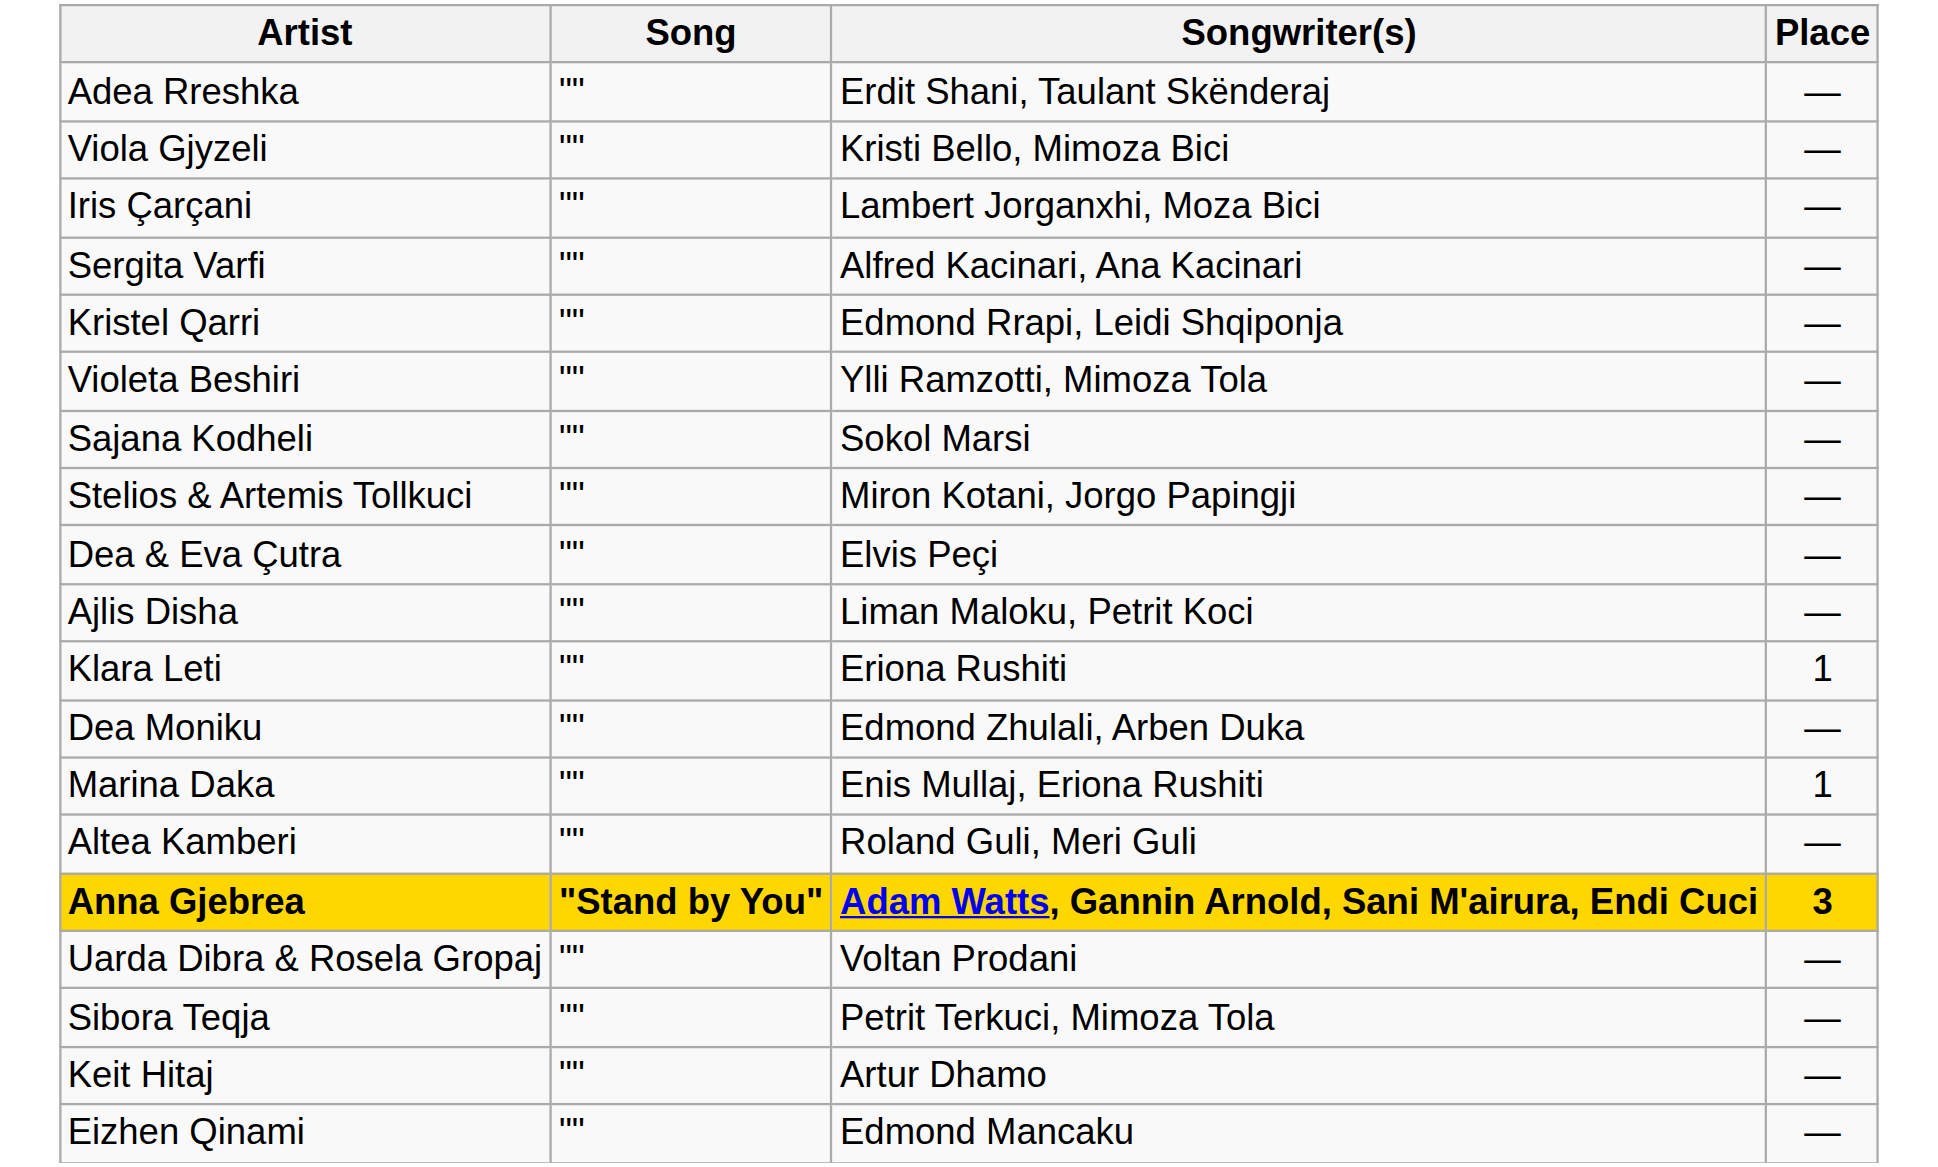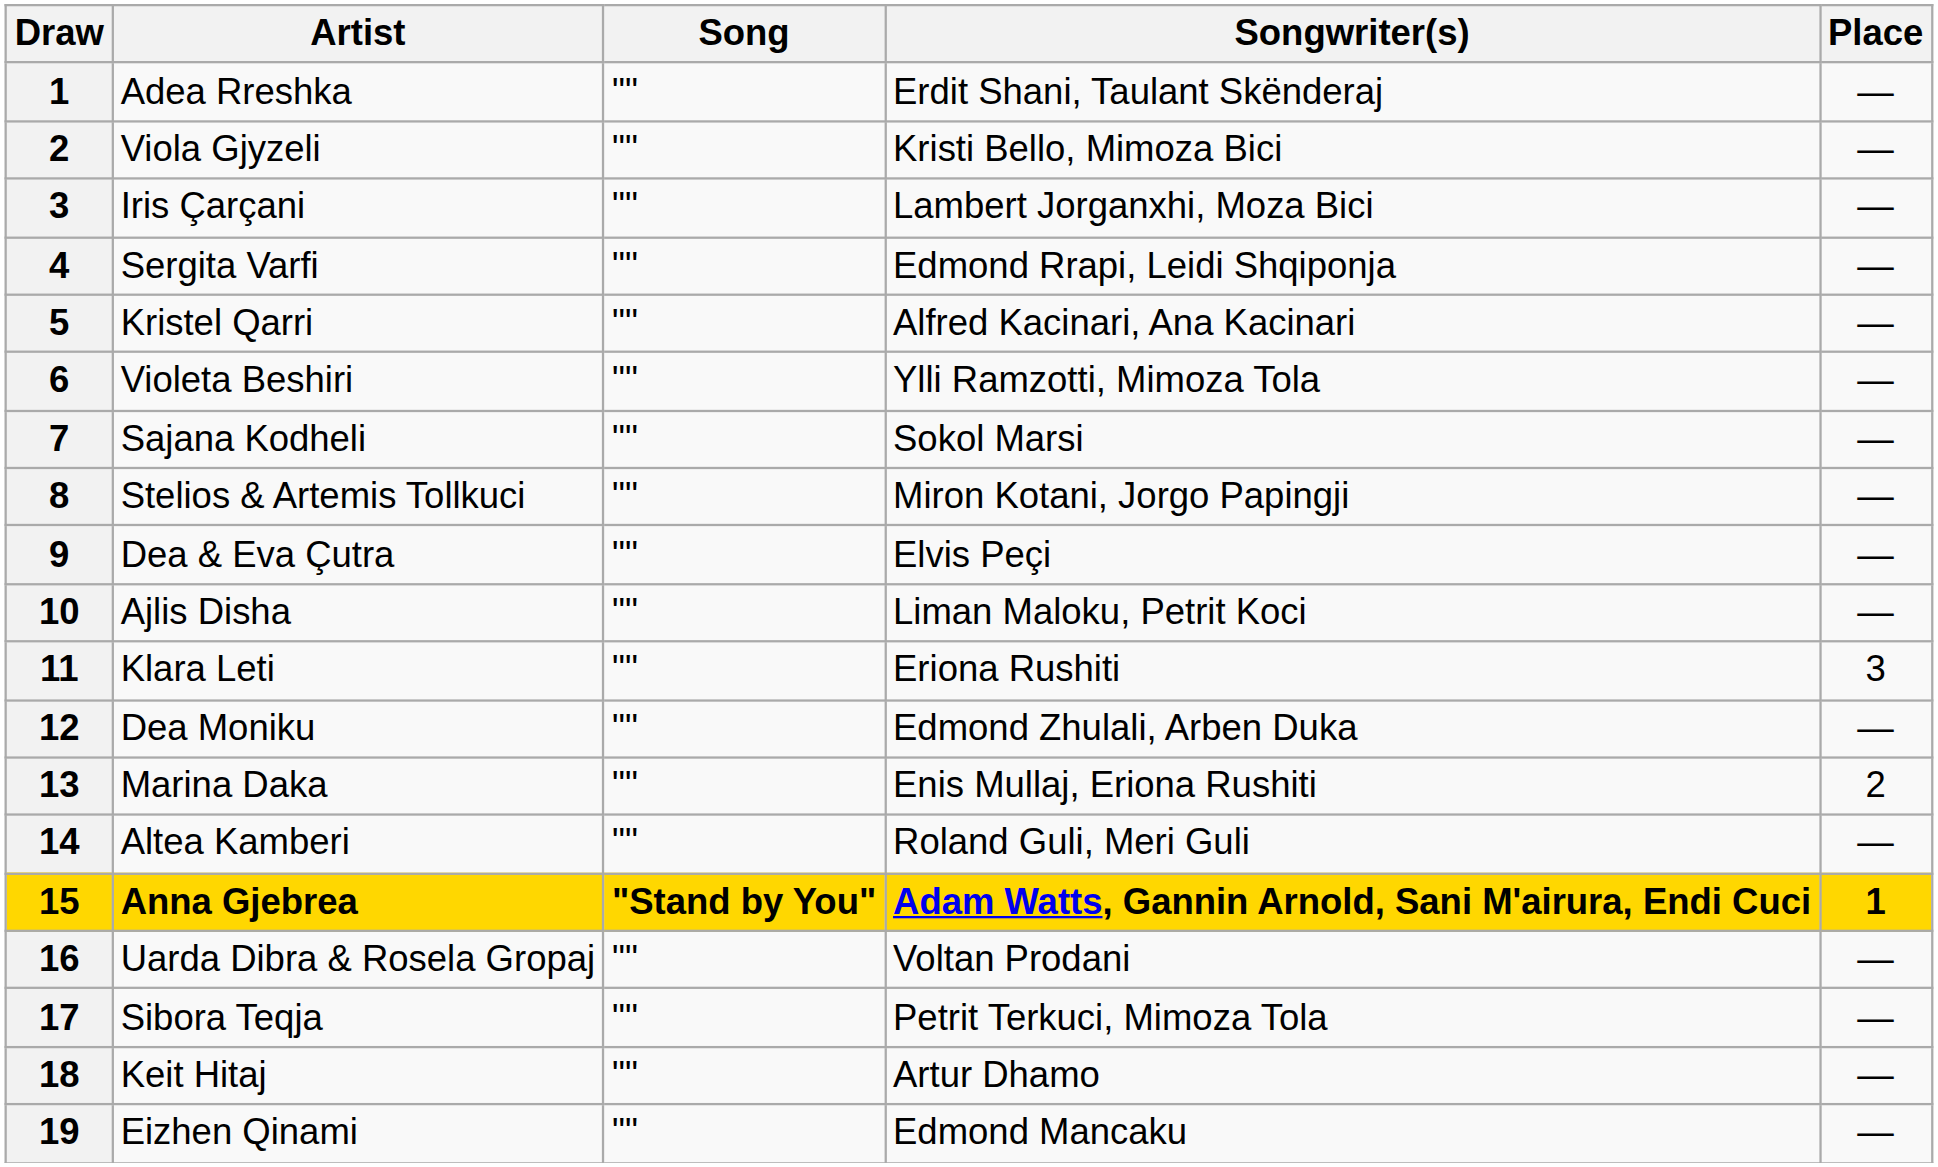+ column: (59, 33)
(1071, 264) Alfred Kacinari, Ana Kacinari -> (1145, 264) Edmond Rrapi, Leidi Shqiponja
(1092, 322) Edmond Rrapi, Leidi Shqiponja -> (1124, 322) Alfred Kacinari, Ana Kacinari
(1823, 669) 1 -> (1876, 669) 3
(1823, 785) 1 -> (1876, 785) 2
(1823, 901) 3 -> (1876, 901) 1
